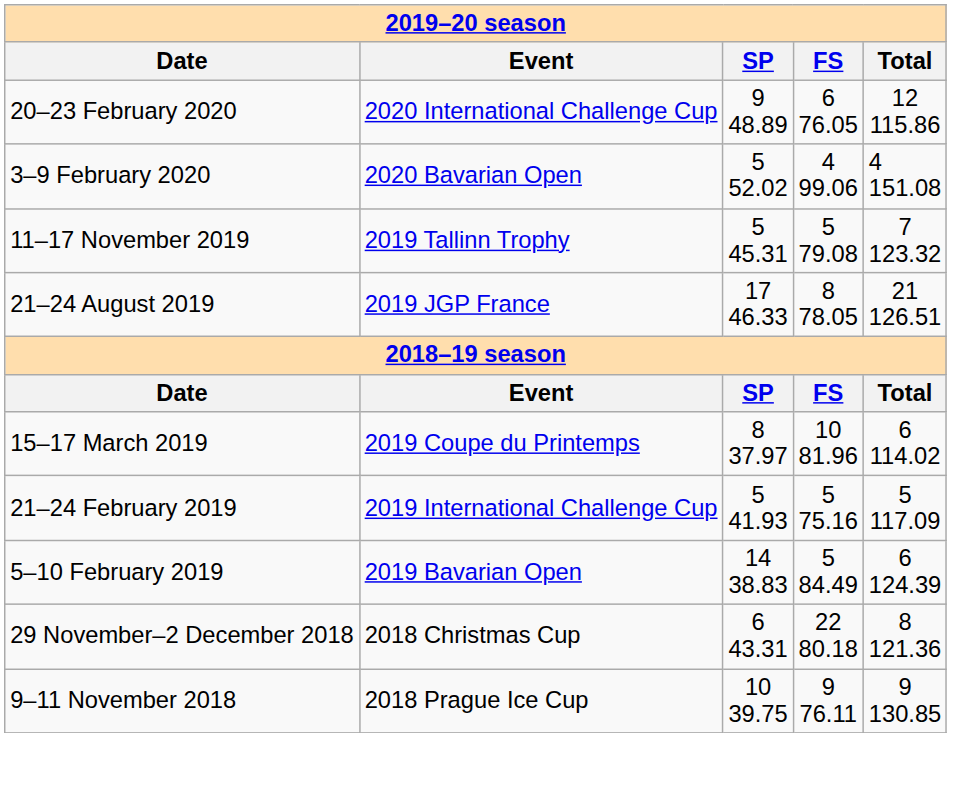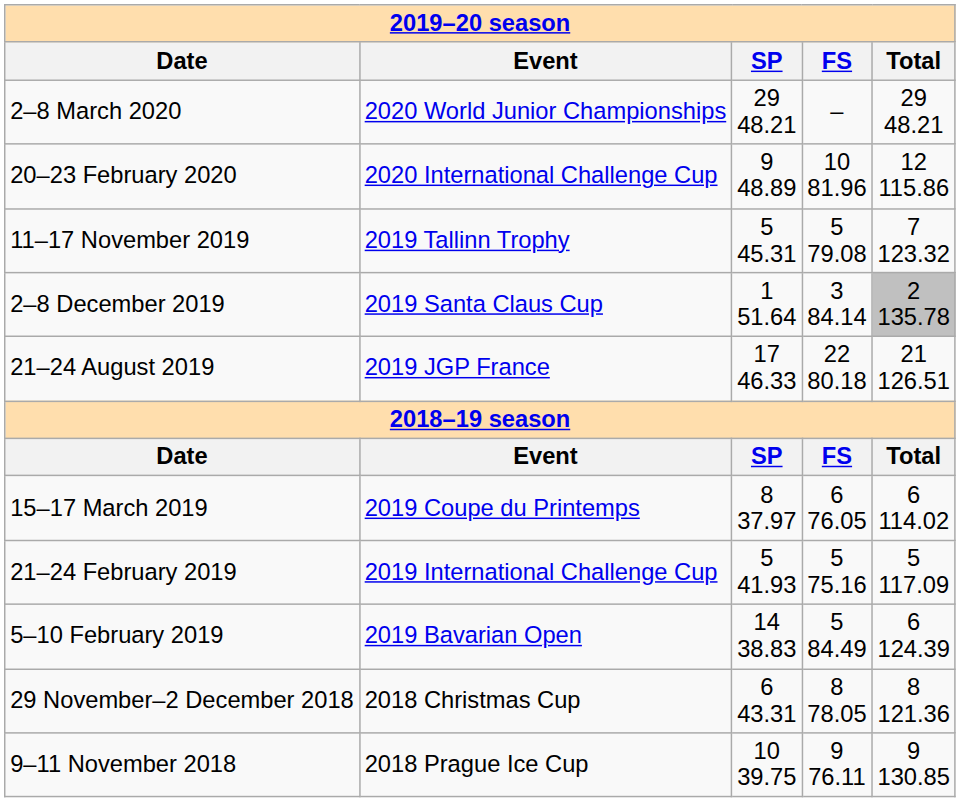+ row: (96, 111)
(828, 111) 6 76.05 -> (837, 175) 10 81.96
- row: (110, 175)
+ row: (117, 304)
(828, 304) 8 78.05 -> (837, 368) 22 80.18
(828, 443) 10 81.96 -> (837, 507) 6 76.05
(828, 636) 22 80.18 -> (837, 700) 8 78.05
